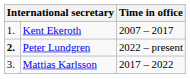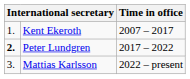(151, 47) 2022 – present -> (146, 47) 2017 – 2022
(146, 64) 2017 – 2022 -> (151, 64) 2022 – present
